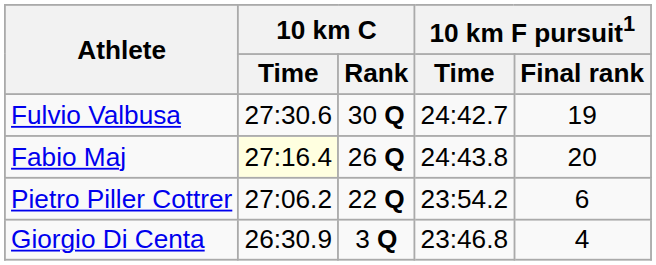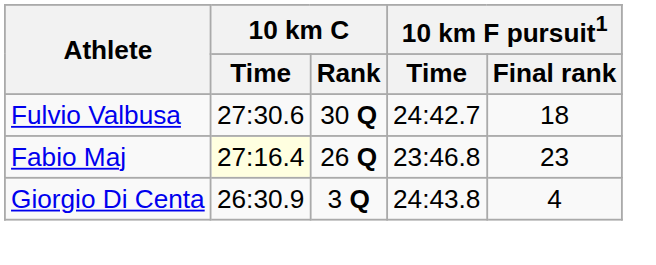(582, 116) 19 -> (555, 116) 18
(464, 157) 24:43.8 -> (437, 157) 23:46.8
(582, 157) 20 -> (555, 157) 23
- row: (122, 199)
(464, 240) 23:46.8 -> (437, 199) 24:43.8
